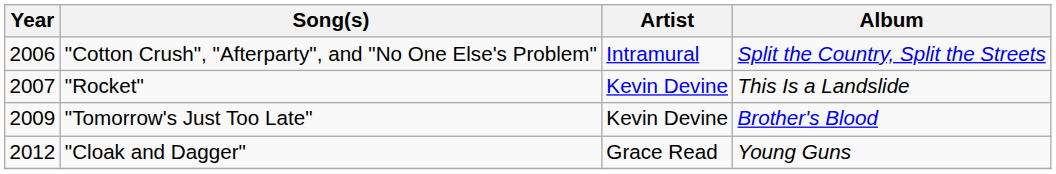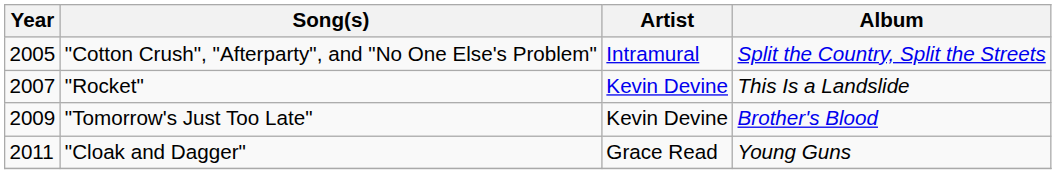(32, 53) 2006 -> (32, 53) 2005
(32, 151) 2012 -> (32, 151) 2011
